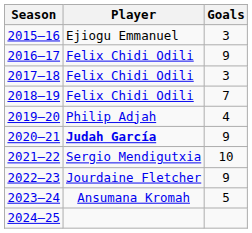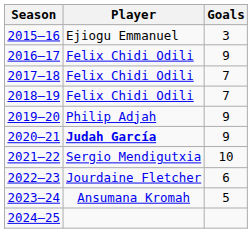(226, 76) 3 -> (226, 76) 7
(226, 116) 4 -> (226, 116) 9
(226, 177) 9 -> (226, 177) 6
